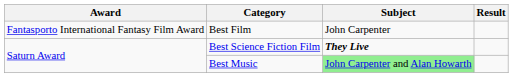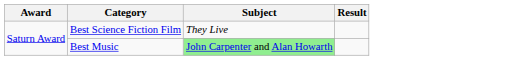- row: (230, 30)
(347, 47) bold -> (207, 30) normal
